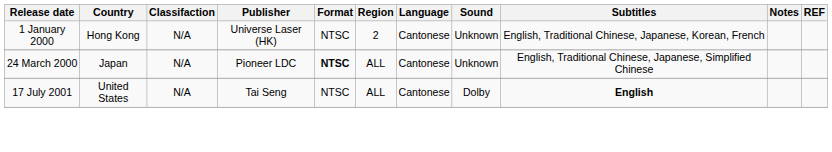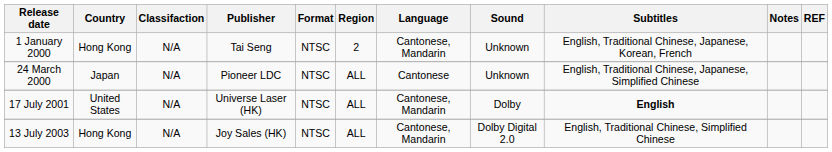(266, 35) Universe Laser (HK) -> (251, 47) Tai Seng
(424, 35) Cantonese -> (423, 47) Cantonese, Mandarin
(335, 64) bold -> (316, 76) normal
(266, 92) Tai Seng -> (251, 104) Universe Laser (HK)
(424, 92) Cantonese -> (423, 104) Cantonese, Mandarin
+ row: (39, 133)
